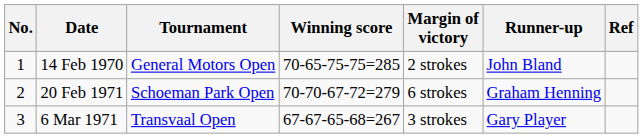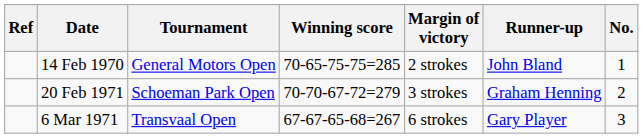columns swapped: (21, 28) <-> (621, 28)
(437, 92) 6 strokes -> (438, 92) 3 strokes
(437, 119) 3 strokes -> (438, 119) 6 strokes
